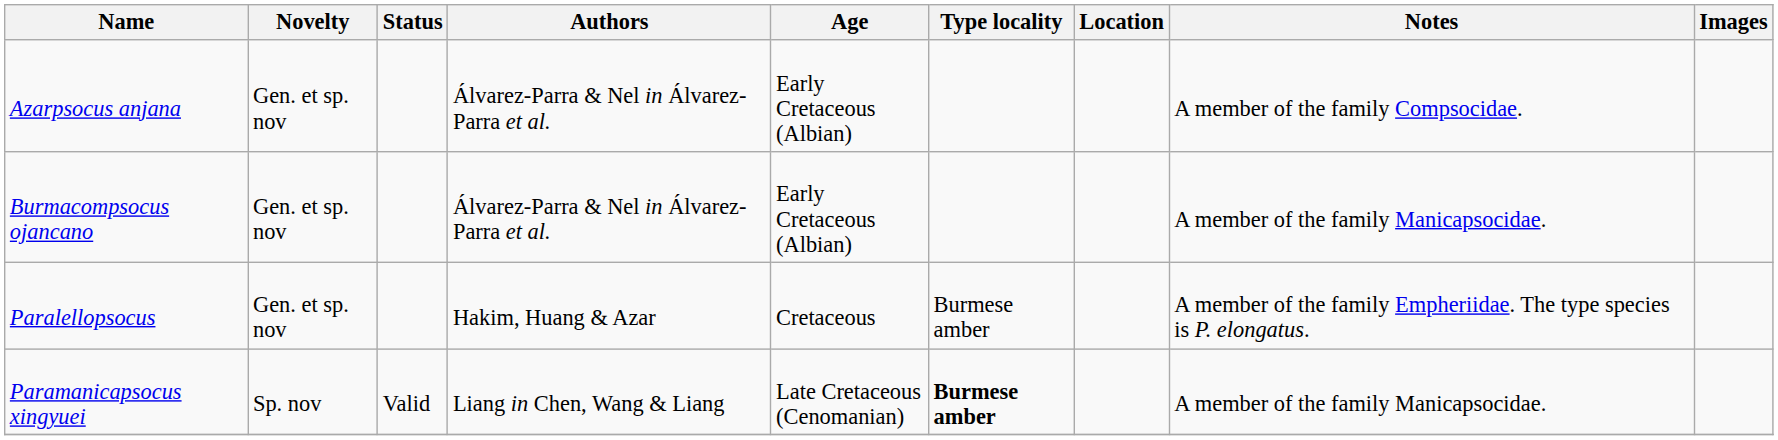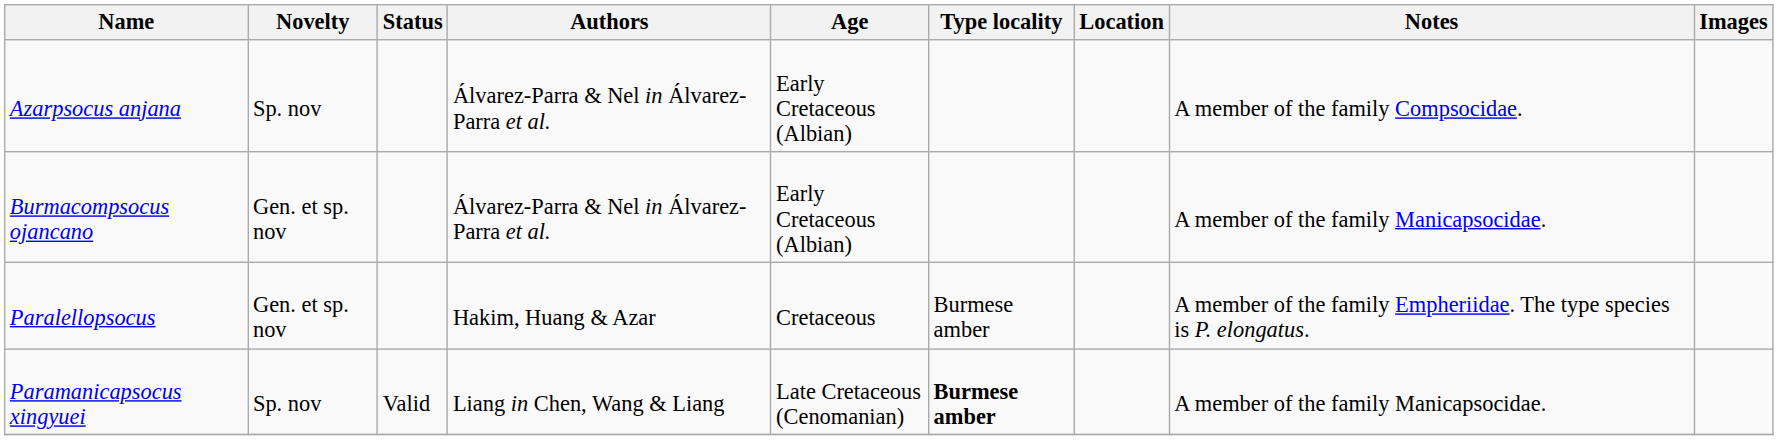(301, 108) Gen. et sp. nov -> (287, 108) Sp. nov
